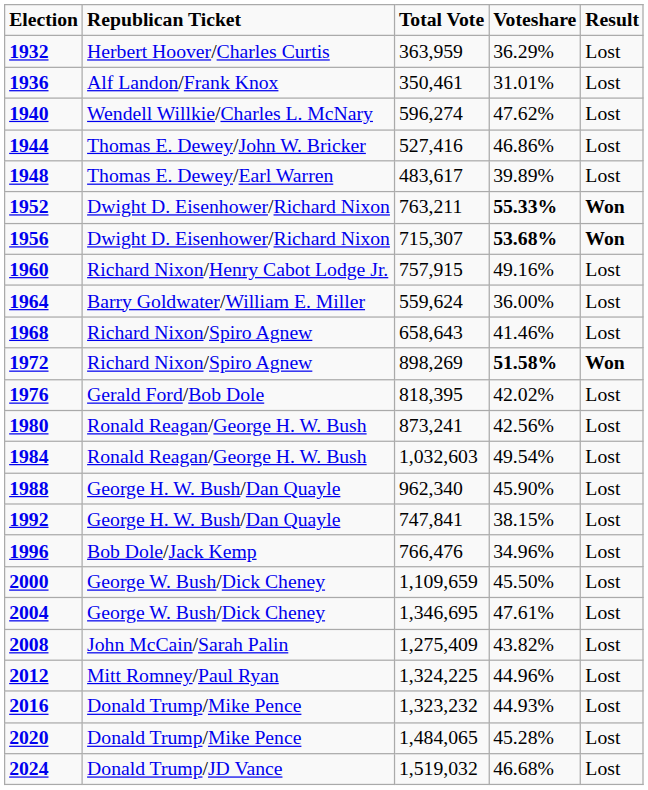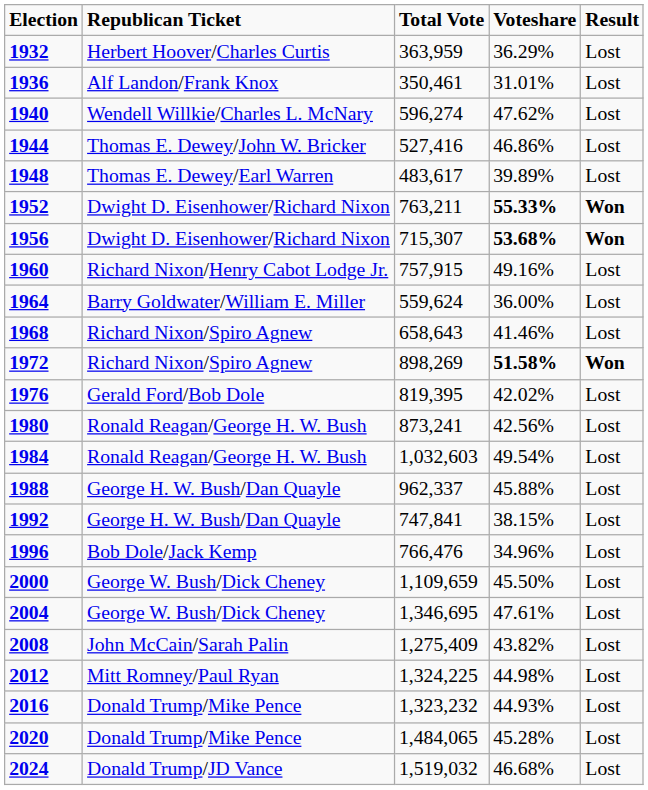(431, 394) 818,395 -> (431, 394) 819,395
(431, 488) 962,340 -> (431, 488) 962,337
(524, 488) 45.90% -> (524, 488) 45.88%
(524, 675) 44.96% -> (524, 675) 44.98%
